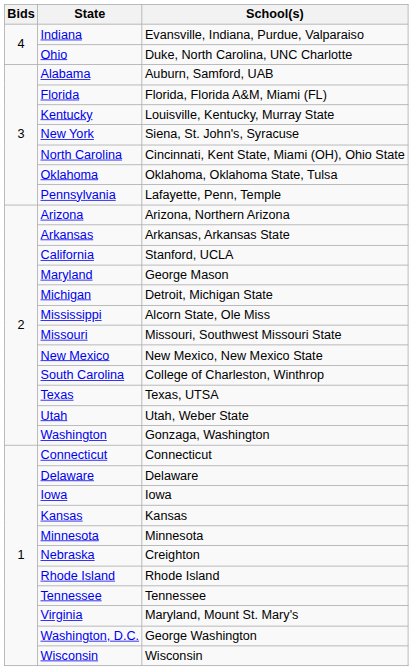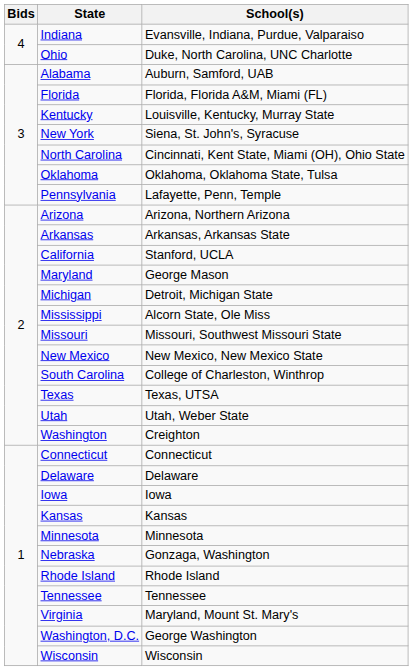(207, 435) Gonzaga, Washington -> (172, 435) Creighton
(172, 555) Creighton -> (207, 555) Gonzaga, Washington
